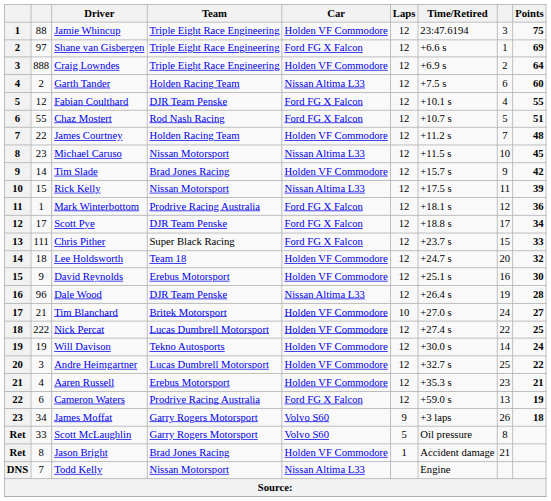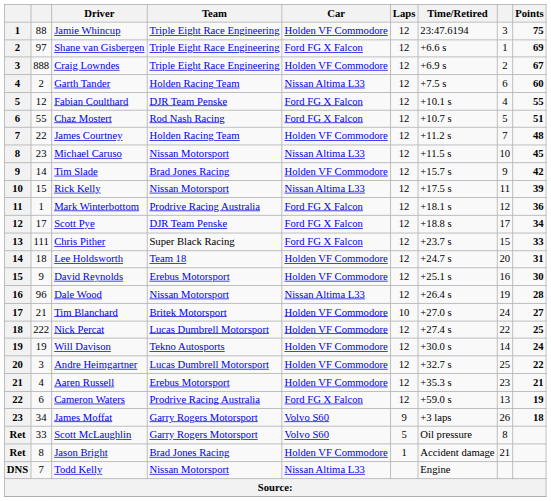(538, 66) 64 -> (538, 66) 67
(538, 259) 32 -> (538, 259) 31
(188, 294) DJR Team Penske -> (189, 294) Nissan Motorsport
